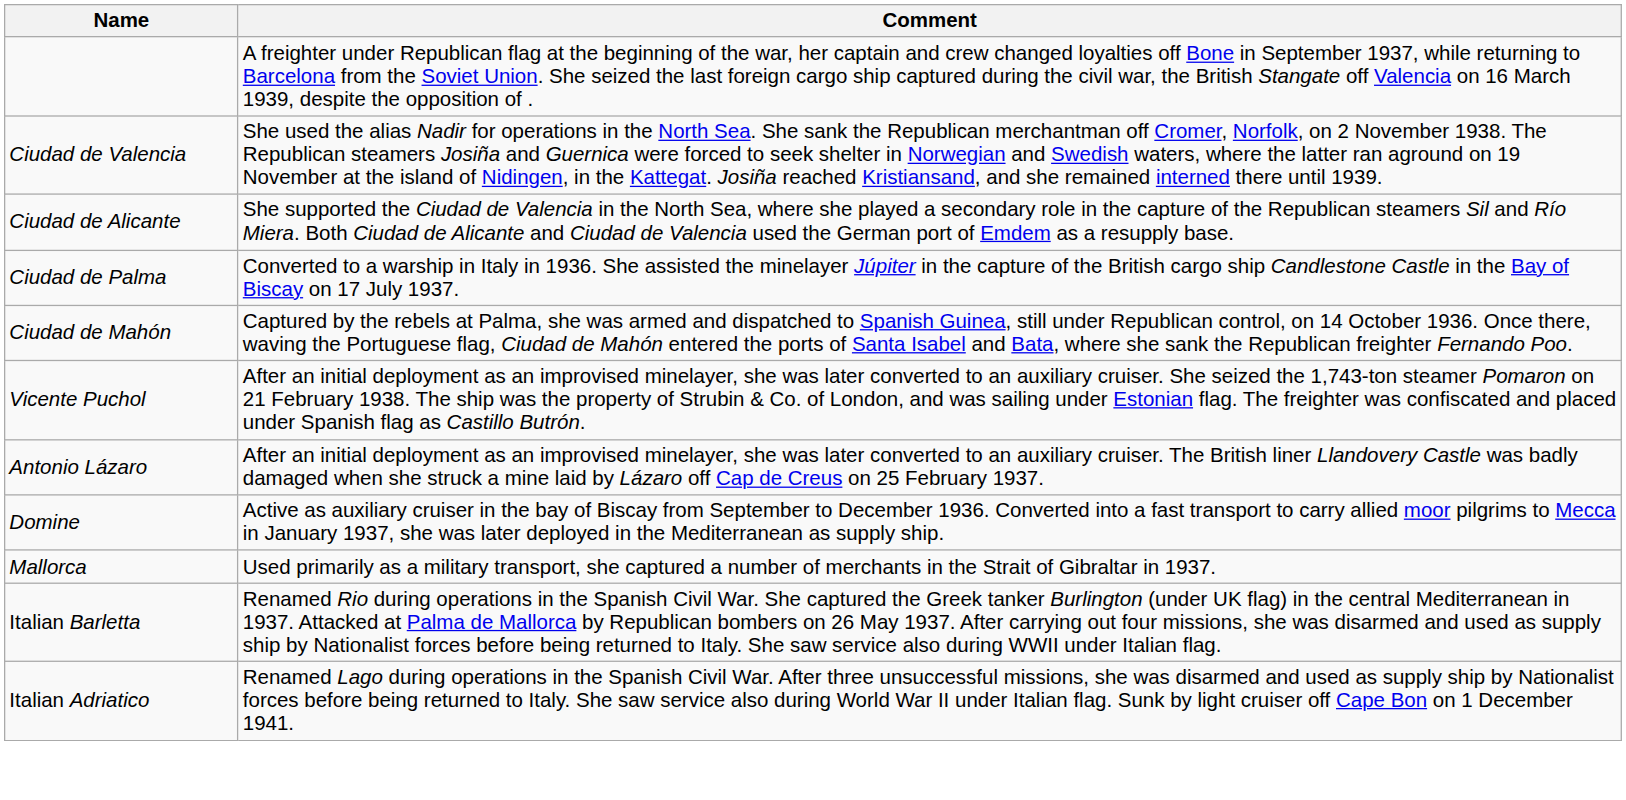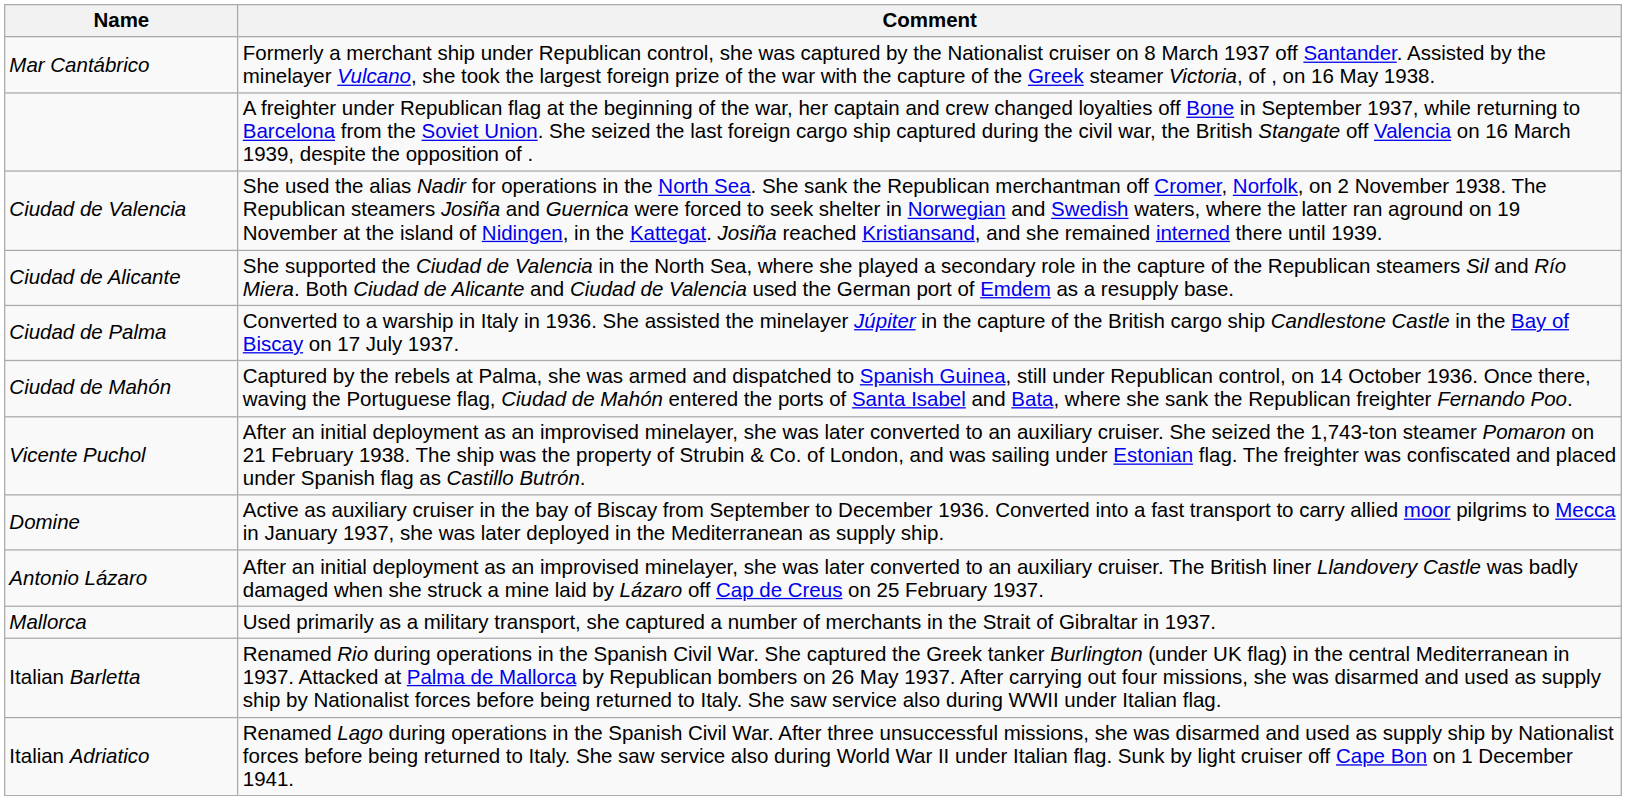+ row: (79, 64)
rows swapped: (78, 466) <-> (45, 522)
